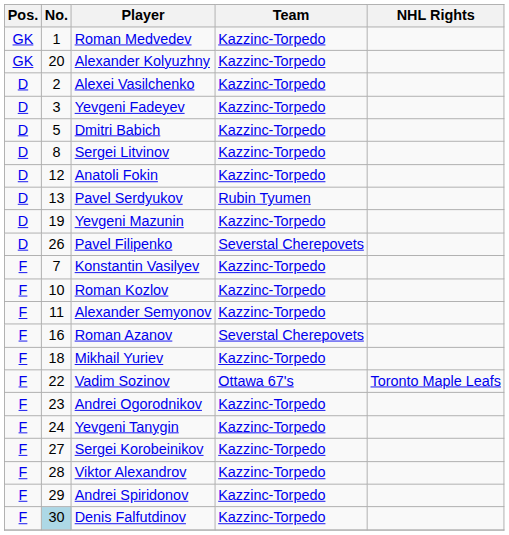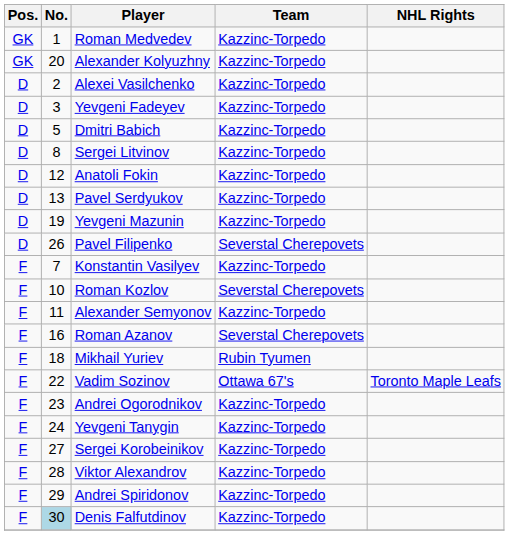(264, 198) Rubin Tyumen -> (272, 198) Kazzinc-Torpedo
(272, 289) Kazzinc-Torpedo -> (291, 289) Severstal Cherepovets
(272, 358) Kazzinc-Torpedo -> (264, 358) Rubin Tyumen
